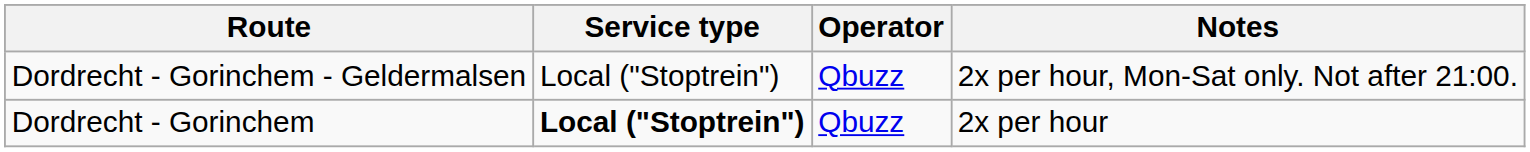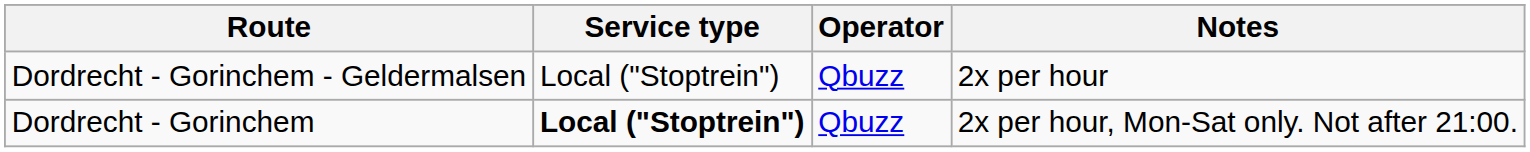(1238, 75) 2x per hour, Mon-Sat only. Not after 21:00. -> (1033, 75) 2x per hour
(1033, 122) 2x per hour -> (1238, 122) 2x per hour, Mon-Sat only. Not after 21:00.
